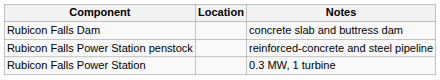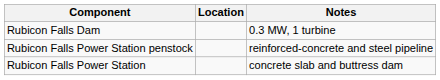(326, 30) concrete slab and buttress dam -> (292, 30) 0.3 MW, 1 turbine
(292, 65) 0.3 MW, 1 turbine -> (326, 65) concrete slab and buttress dam
